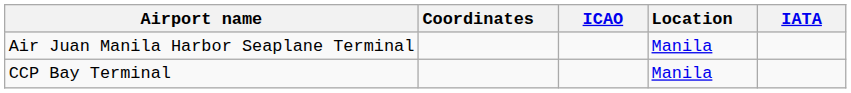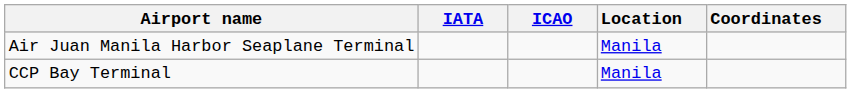columns swapped: (802, 18) <-> (488, 18)
